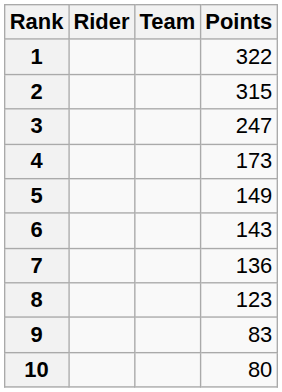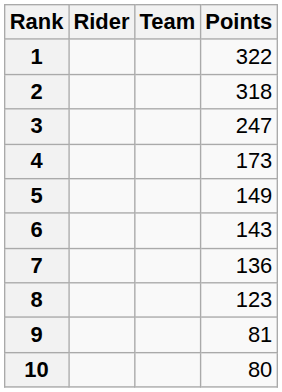(254, 91) 315 -> (254, 91) 318
(260, 334) 83 -> (260, 334) 81
